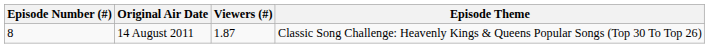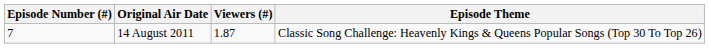(10, 33) 8 -> (10, 33) 7
